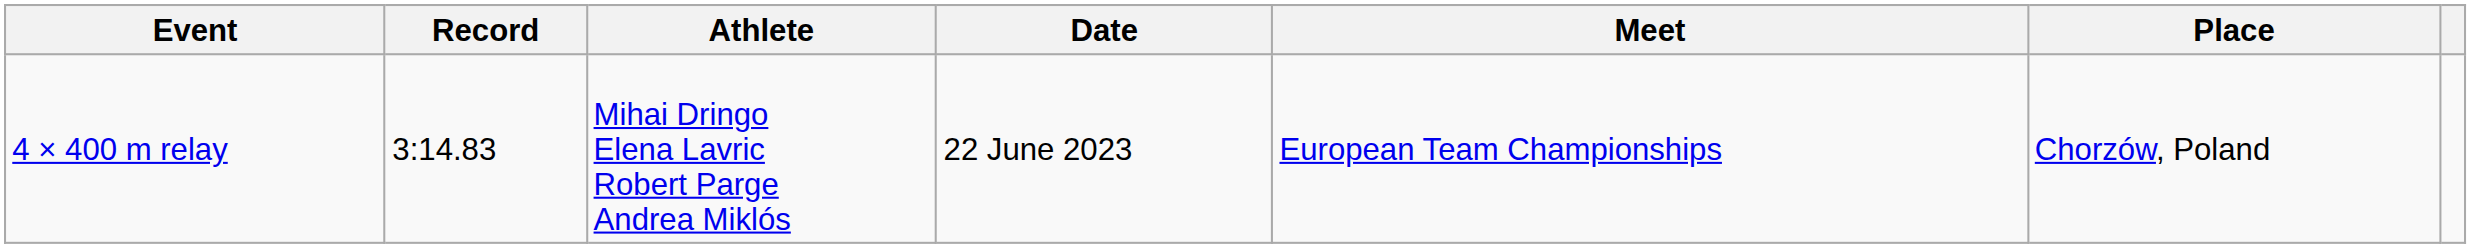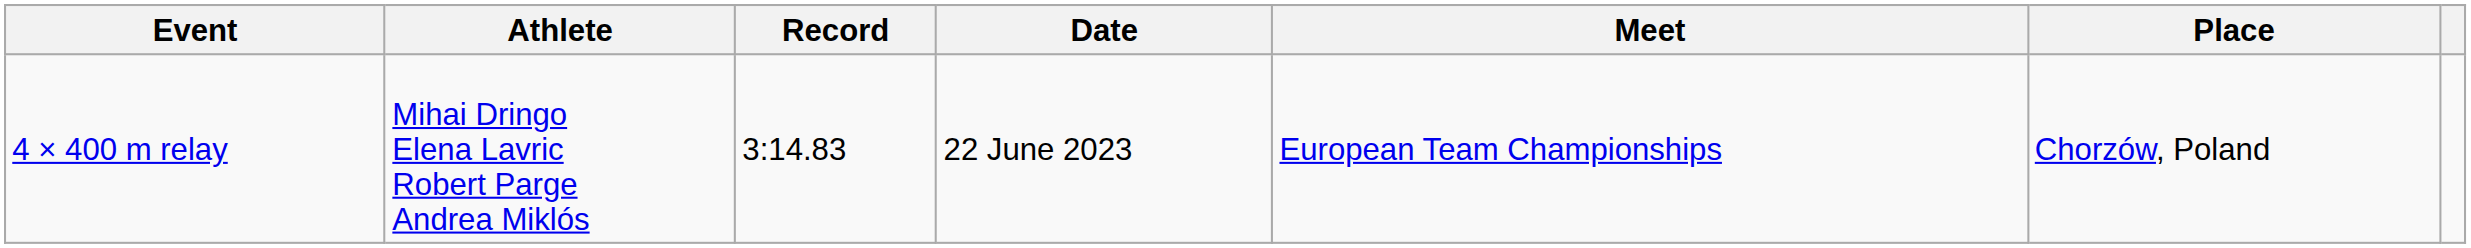columns swapped: (486, 30) <-> (761, 30)
